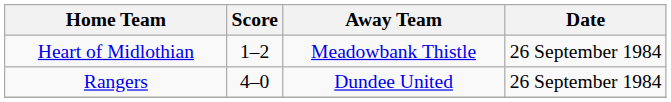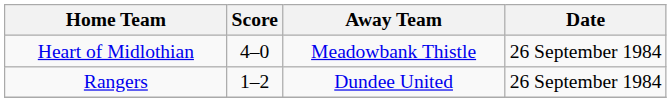(255, 50) 1–2 -> (255, 50) 4–0
(255, 81) 4–0 -> (255, 81) 1–2
